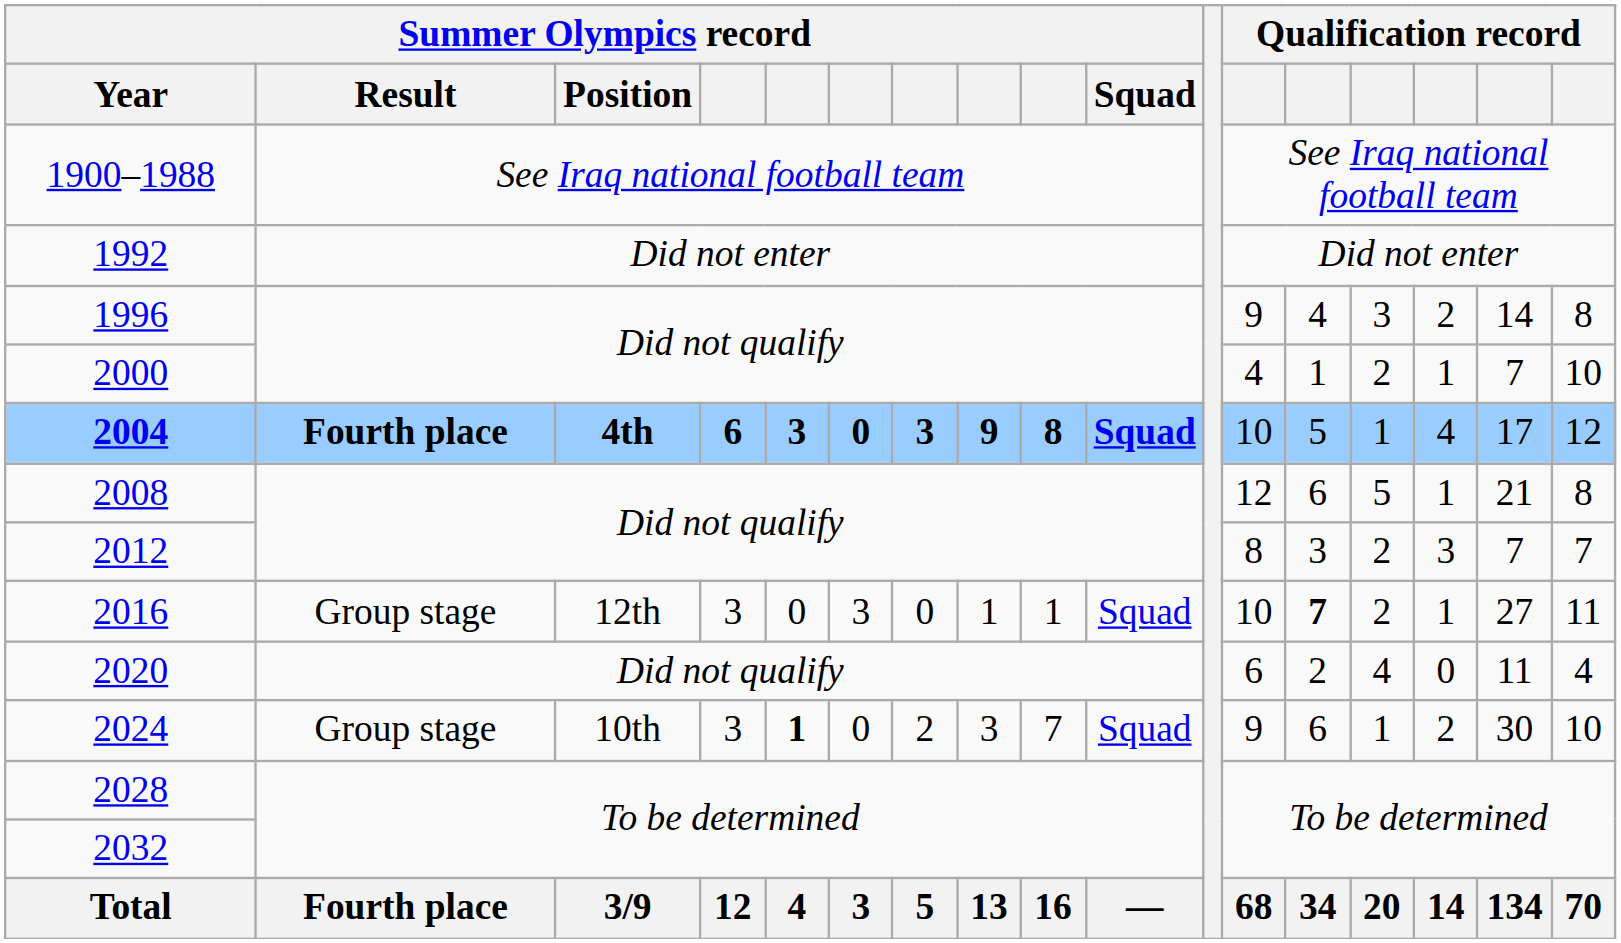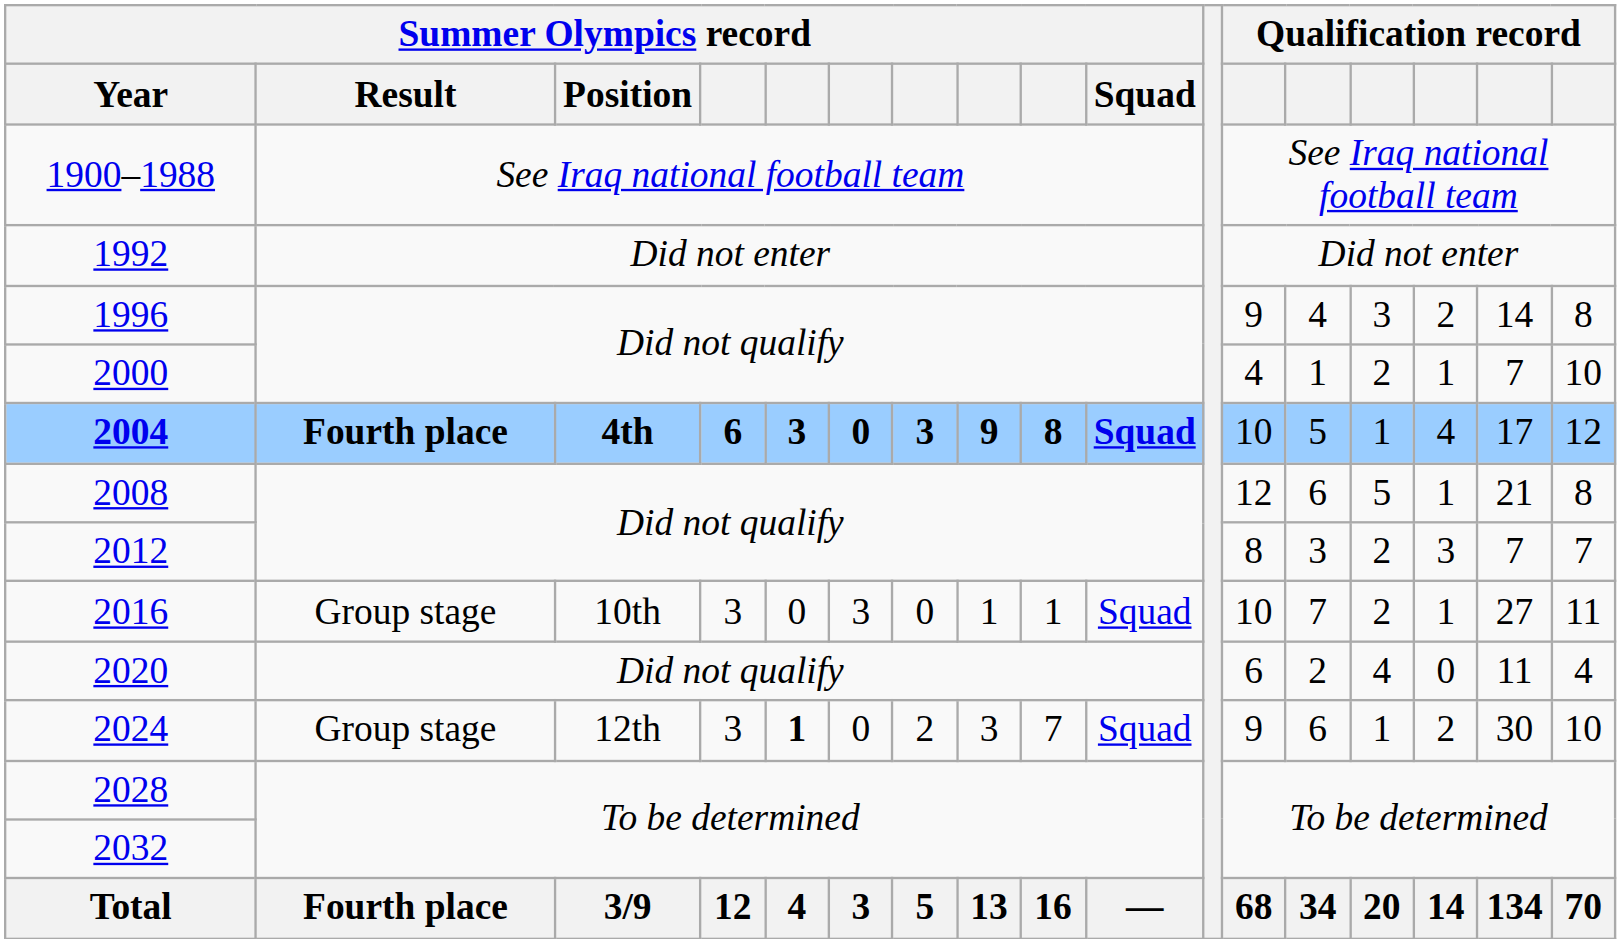(628, 610) 12th -> (628, 610) 10th
(1318, 610) bold -> (1318, 610) normal
(628, 729) 10th -> (628, 729) 12th
